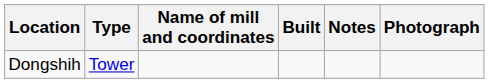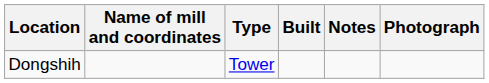columns swapped: (208, 27) <-> (112, 27)
